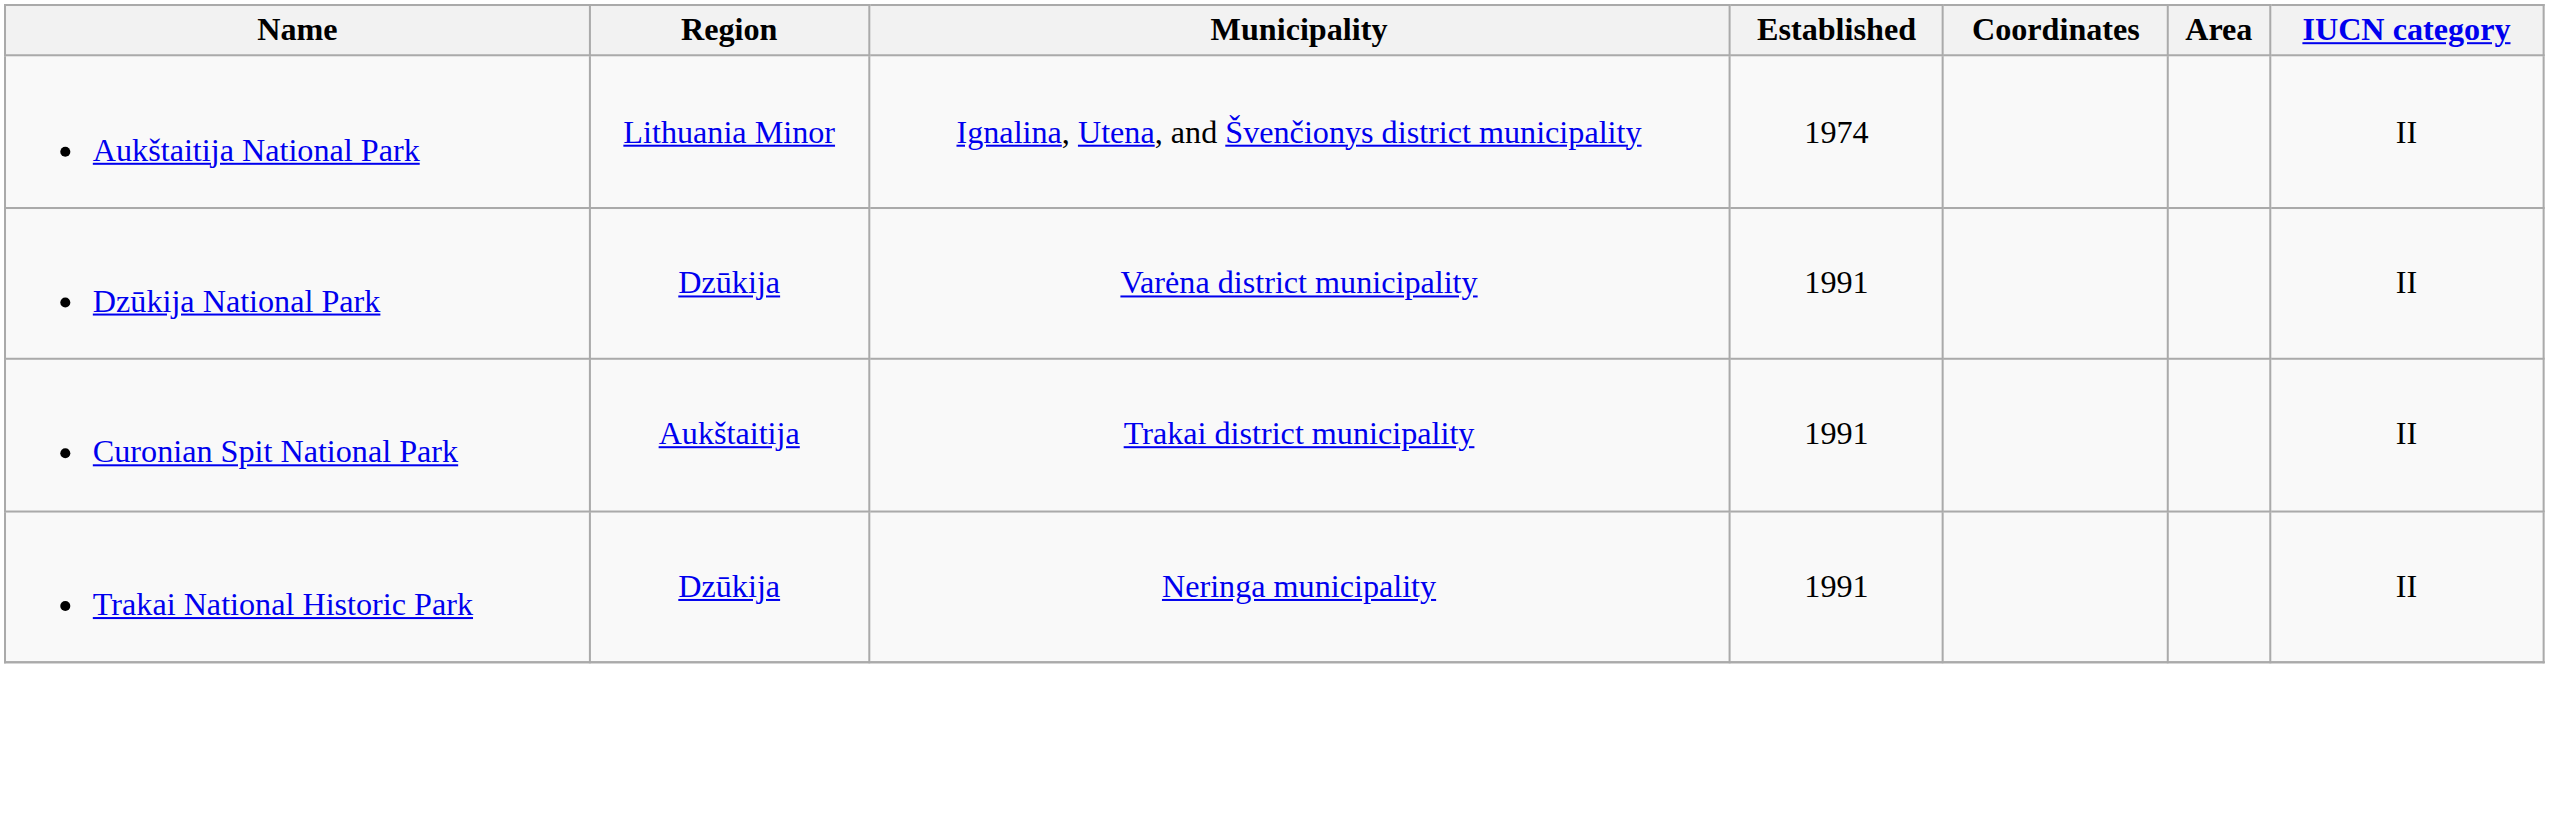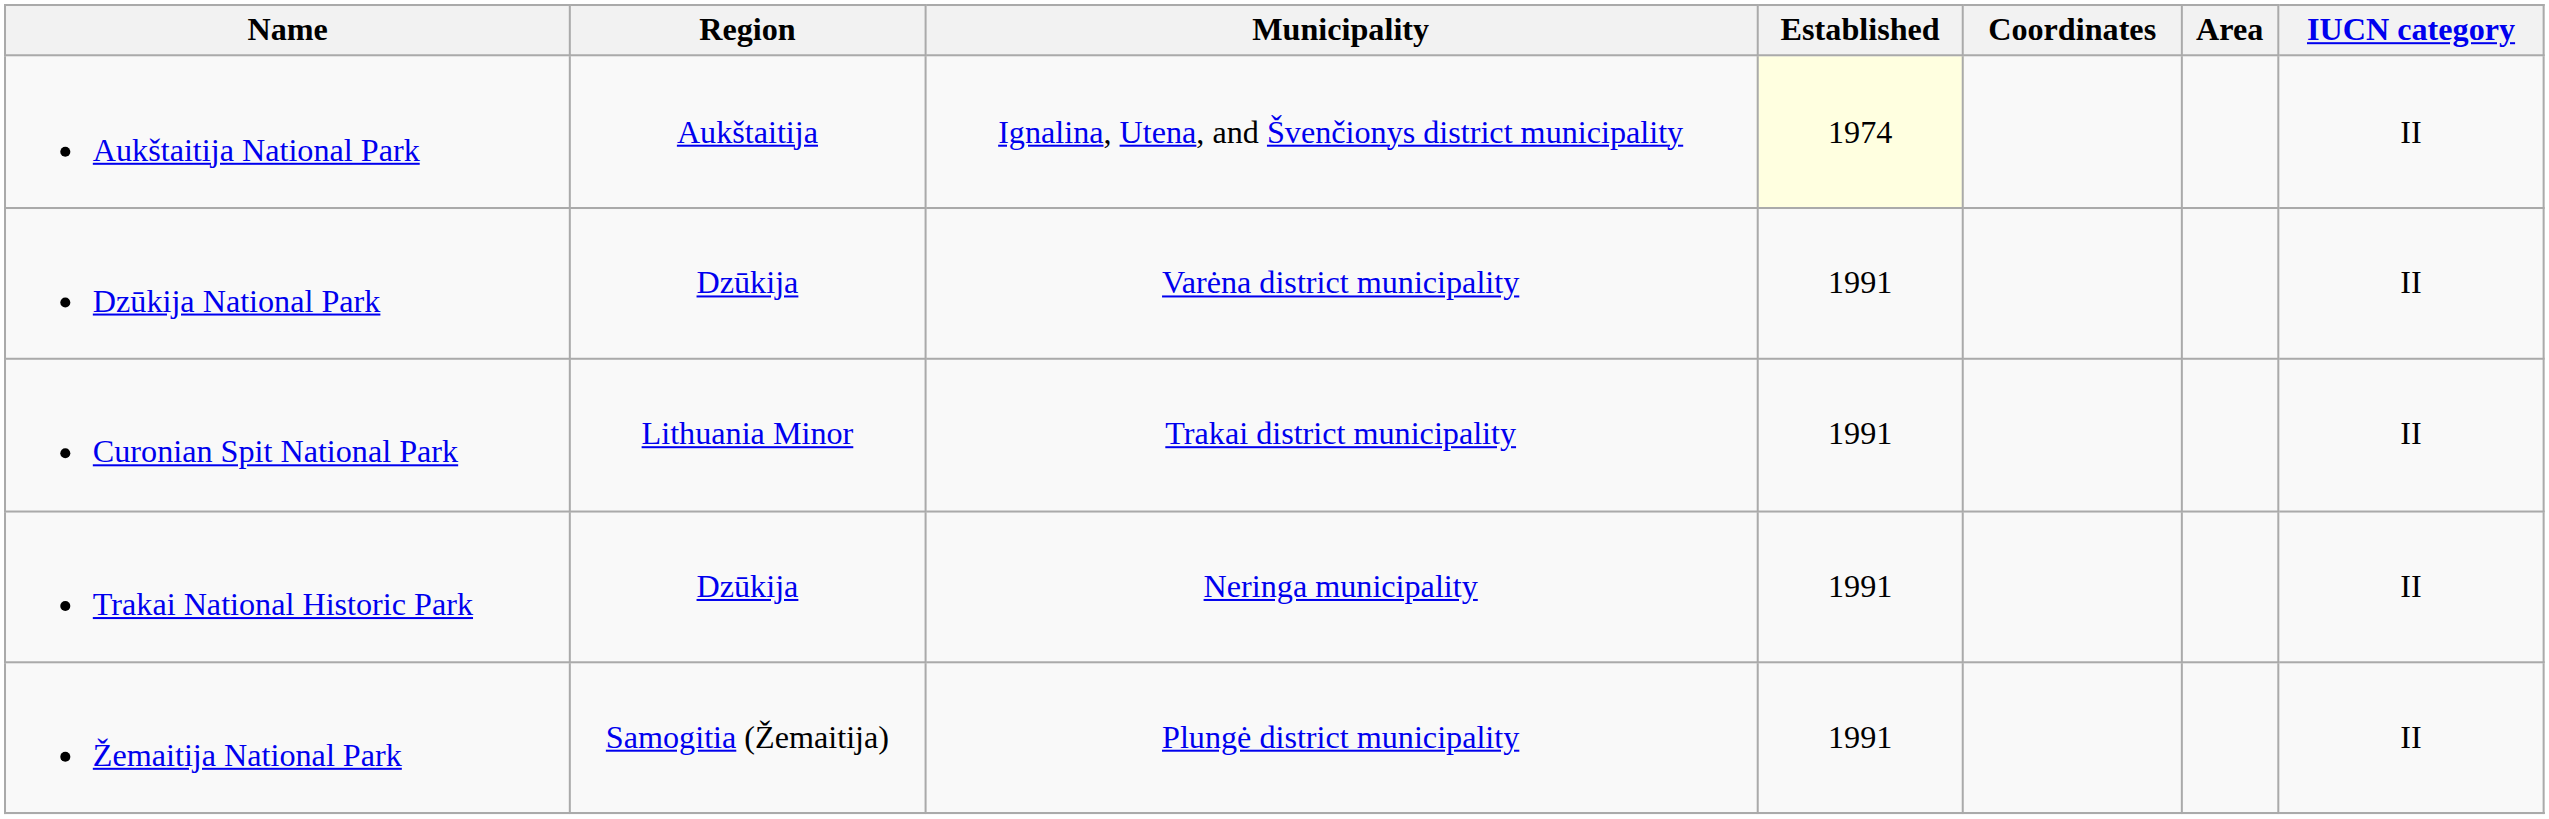(729, 131) Lithuania Minor -> (747, 131) Aukštaitija
(1836, 131) no background -> (1860, 131) lightyellow background
(729, 434) Aukštaitija -> (747, 434) Lithuania Minor
+ row: (288, 756)
